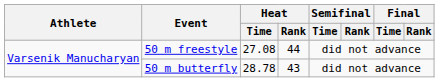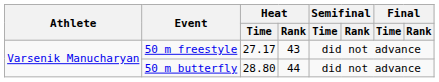(259, 49) 27.08 -> (259, 49) 27.17
(294, 49) 44 -> (294, 49) 43
(259, 68) 28.78 -> (259, 68) 28.80
(294, 68) 43 -> (294, 68) 44
